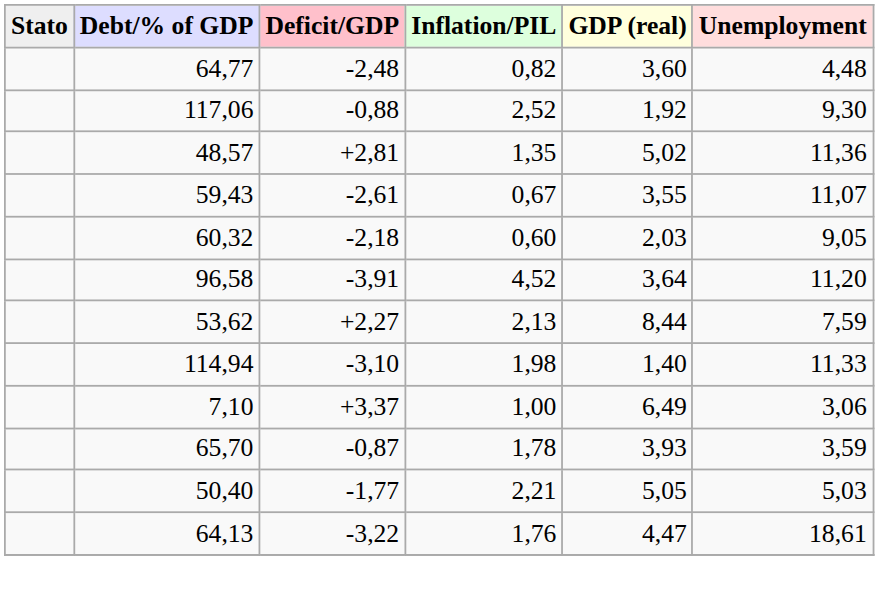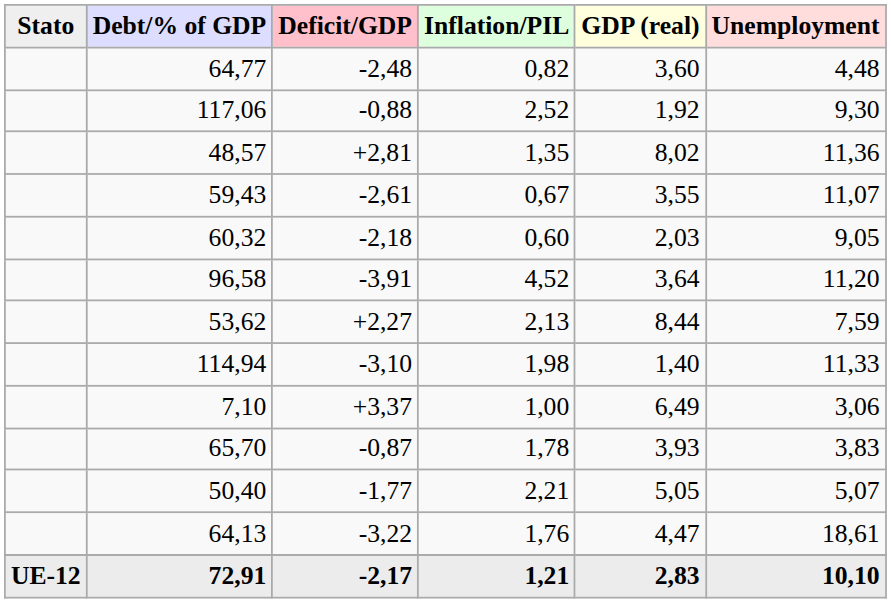(664, 152) 5,02 -> (677, 152) 8,02
(844, 448) 3,59 -> (857, 448) 3,83
(844, 491) 5,03 -> (857, 491) 5,07
+ row: (237, 575)
